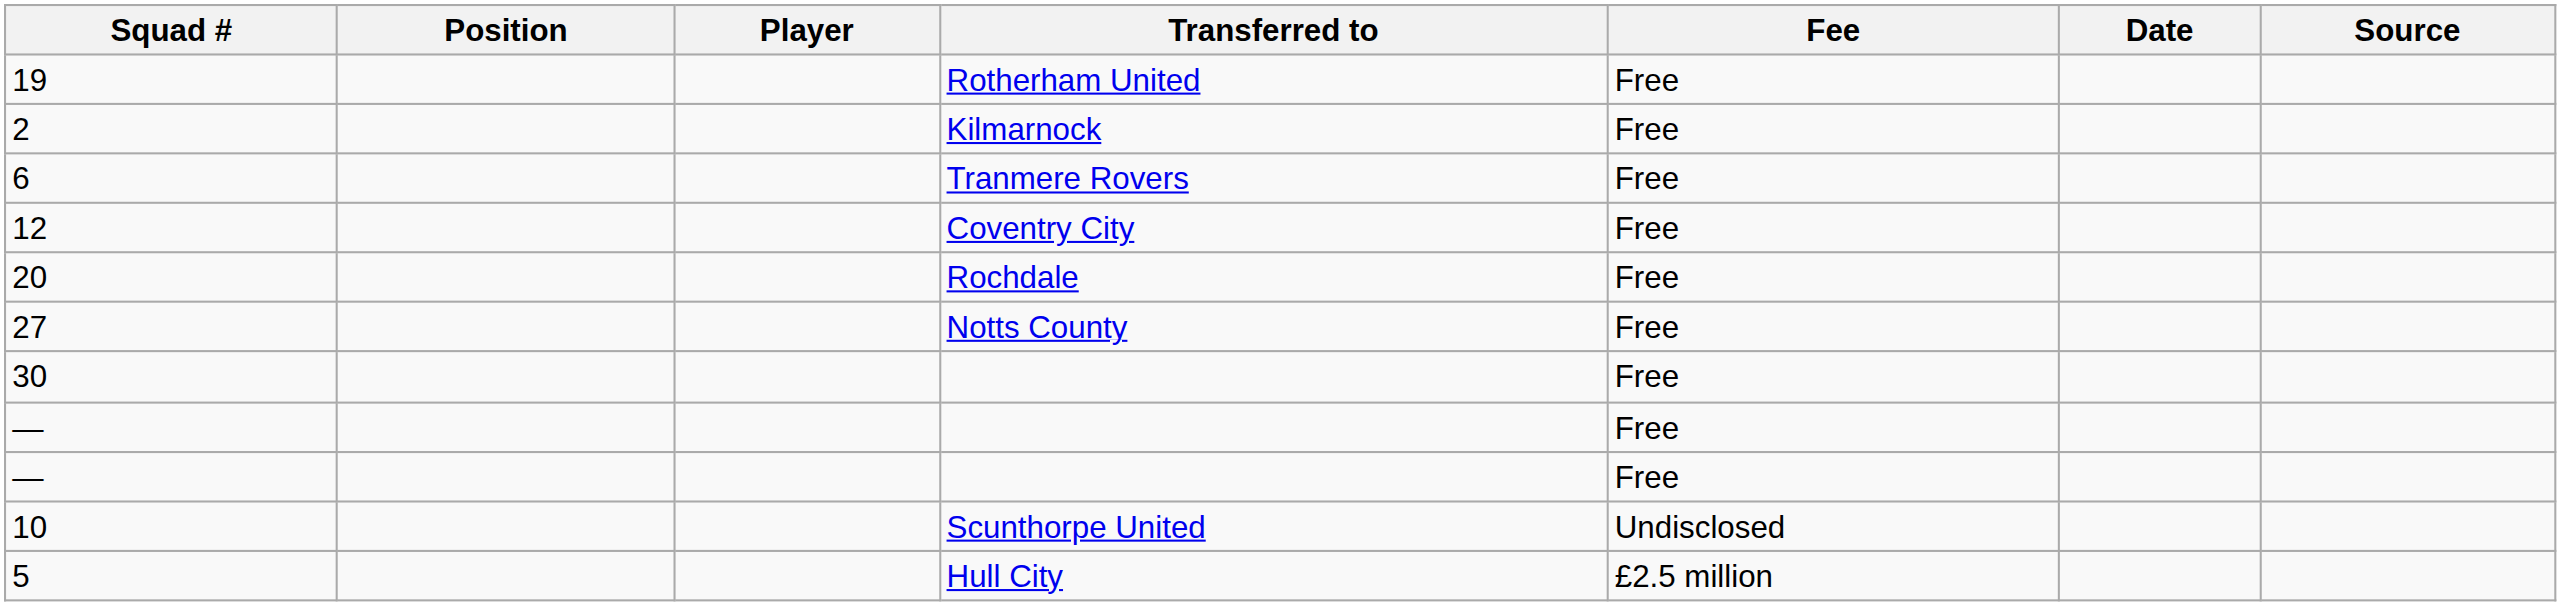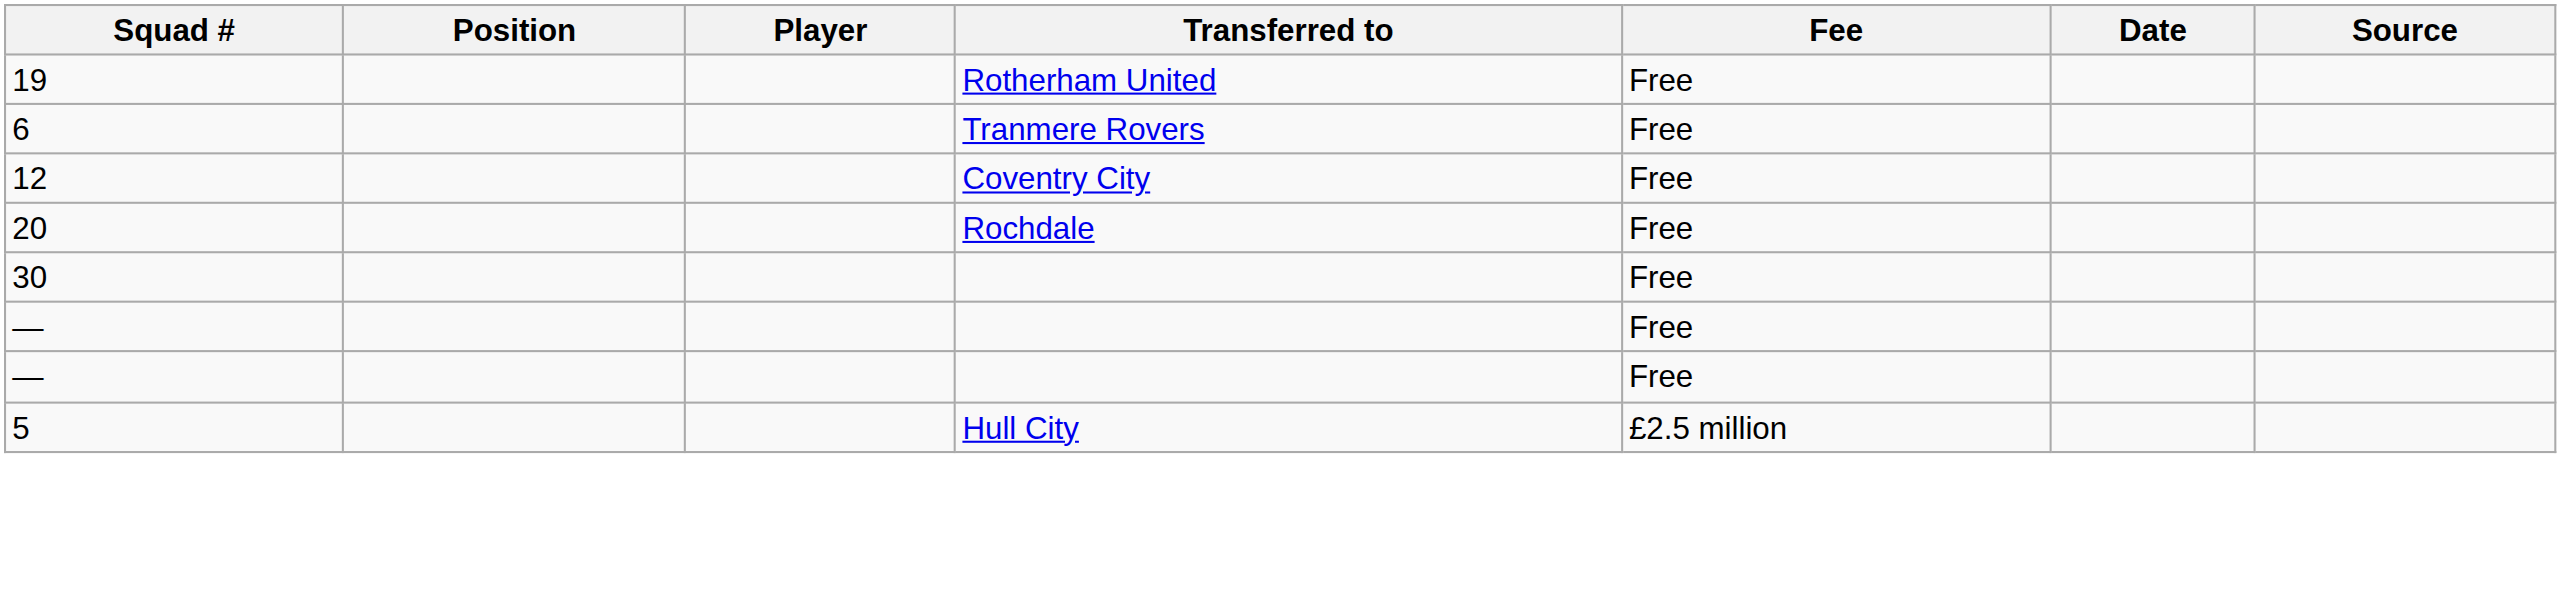- row: (21, 129)
- row: (30, 327)
- row: (30, 526)
